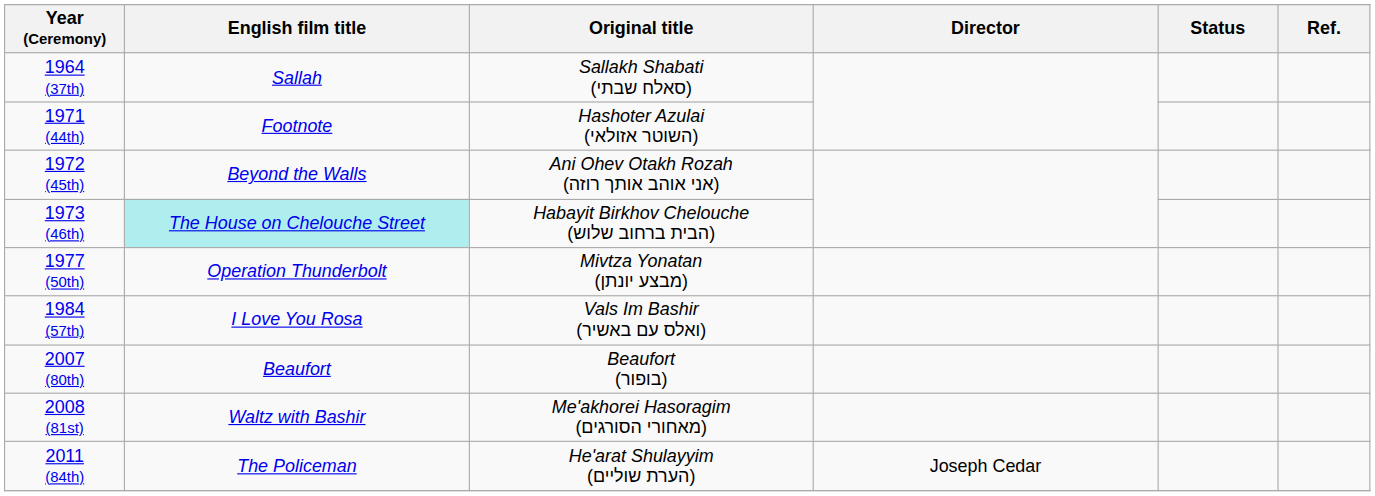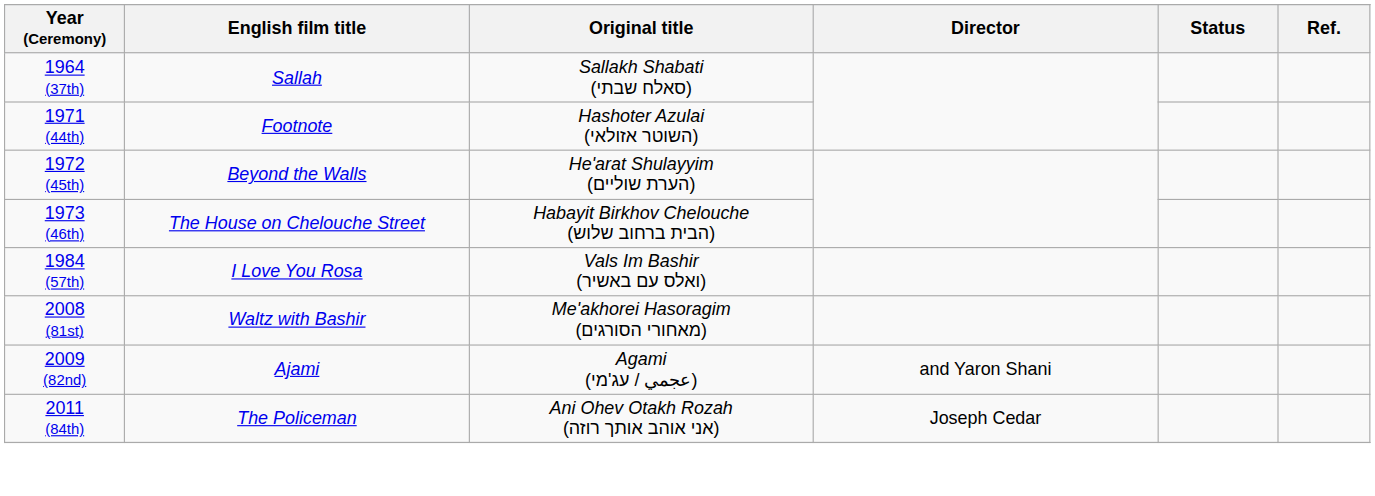(641, 174) Ani Ohev Otakh Rozah (אני אוהב אותך רוזה) -> (641, 174) He'arat Shulayyim (הערת שוליים)
(297, 223) paleturquoise background -> (297, 223) no background
- row: (65, 271)
- row: (65, 368)
+ row: (65, 369)
(641, 466) He'arat Shulayyim (הערת שוליים) -> (641, 418) Ani Ohev Otakh Rozah (אני אוהב אותך רוזה)
